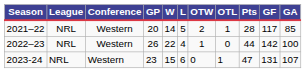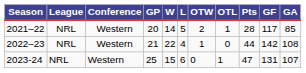(153, 44) 26 -> (153, 44) 21
(290, 44) 100 -> (290, 44) 108
(151, 59) 23 -> (151, 59) 25
